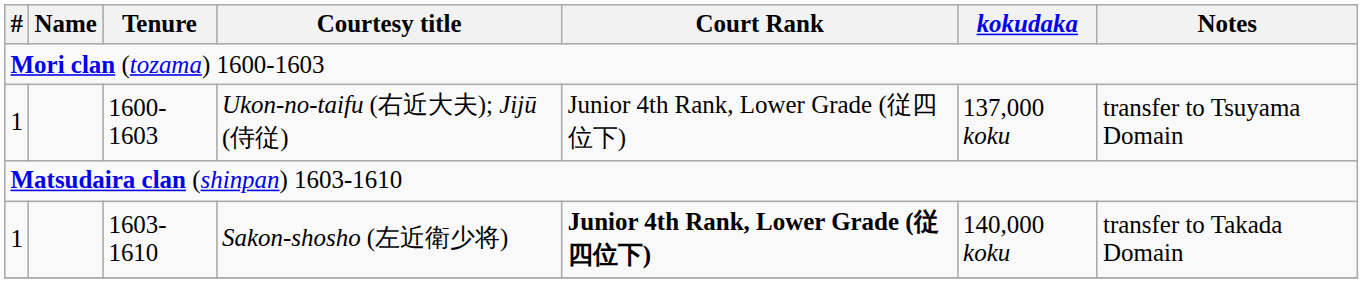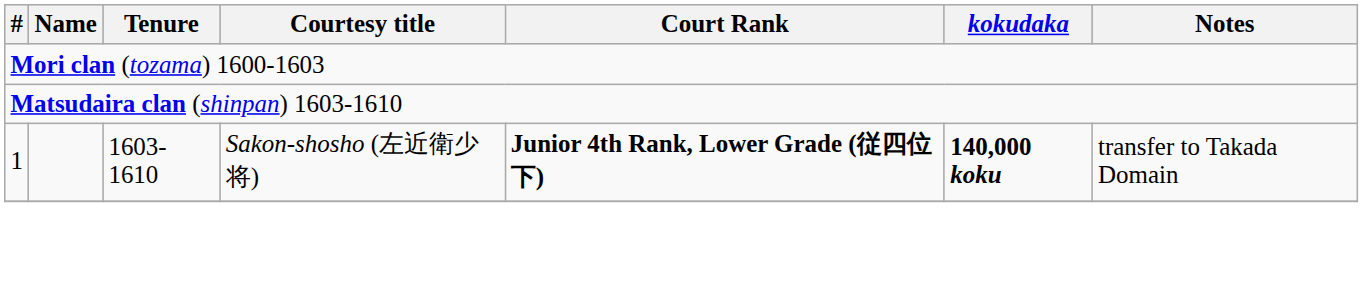- row: (138, 122)
(1004, 238) normal -> (991, 161) bold
